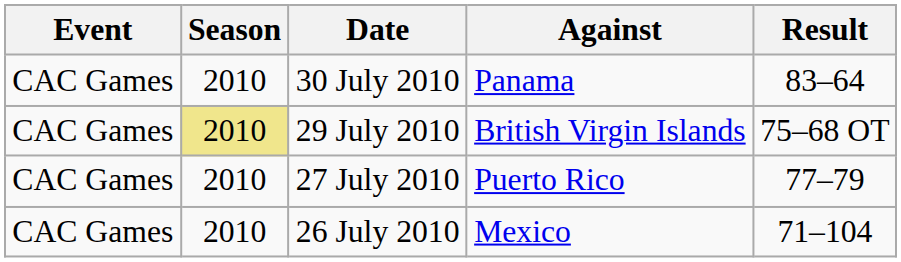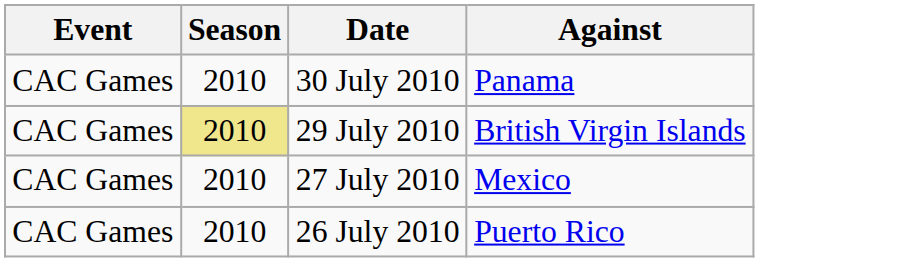- column: (825, 29)
(549, 180) Puerto Rico -> (523, 180) Mexico
(523, 230) Mexico -> (549, 230) Puerto Rico
